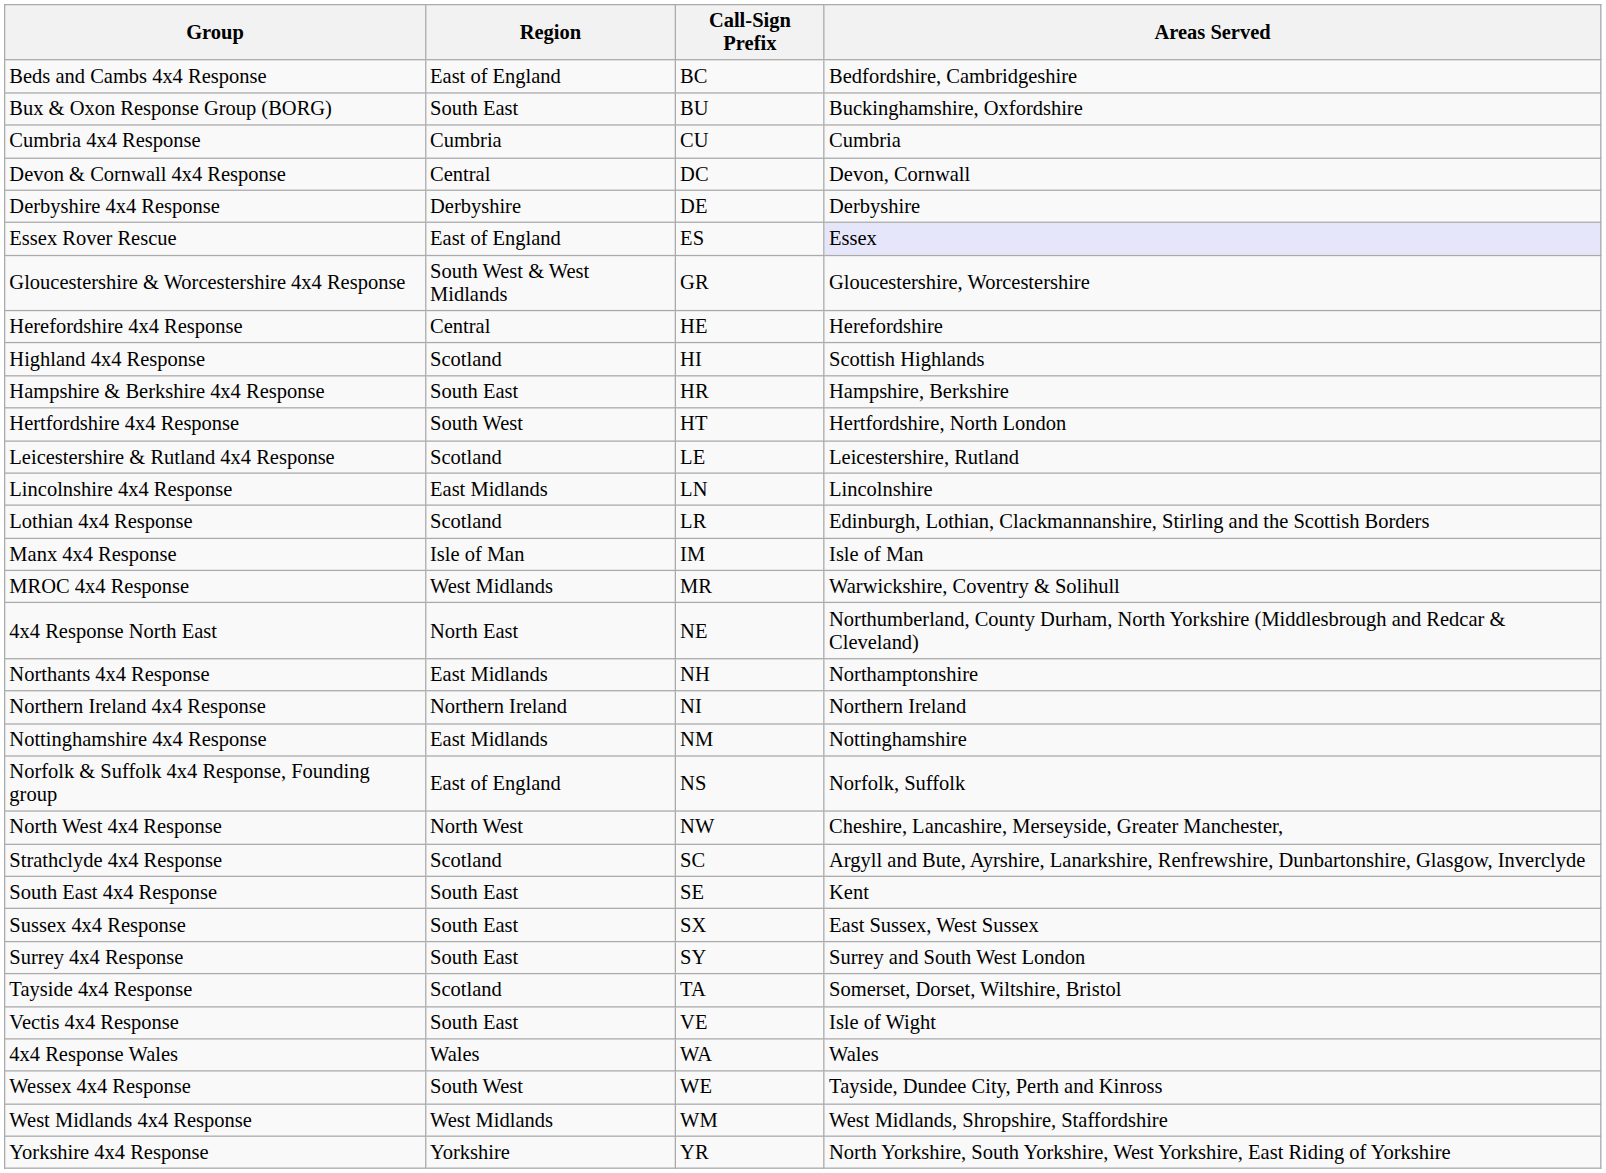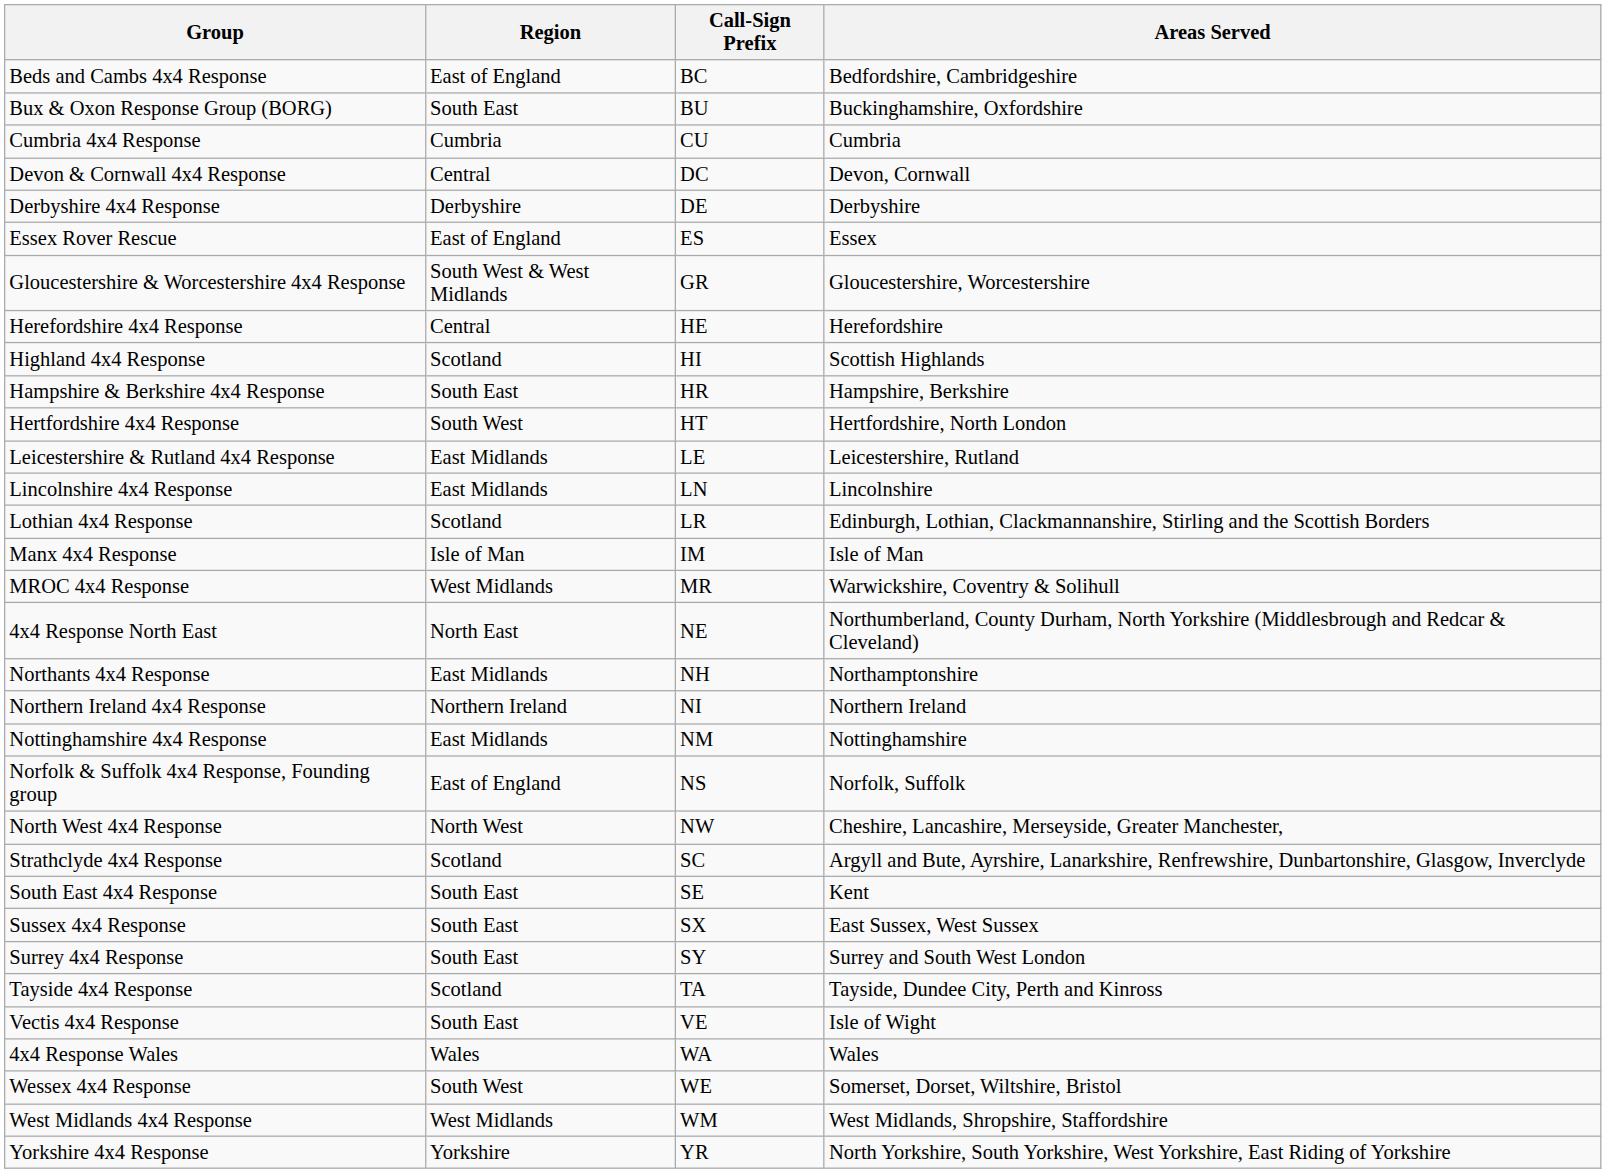(853, 238) lavender background -> (853, 238) no background
(466, 456) Scotland -> (489, 456) East Midlands
(975, 989) Somerset, Dorset, Wiltshire, Bristol -> (996, 989) Tayside, Dundee City, Perth and Kinross
(996, 1087) Tayside, Dundee City, Perth and Kinross -> (975, 1087) Somerset, Dorset, Wiltshire, Bristol
